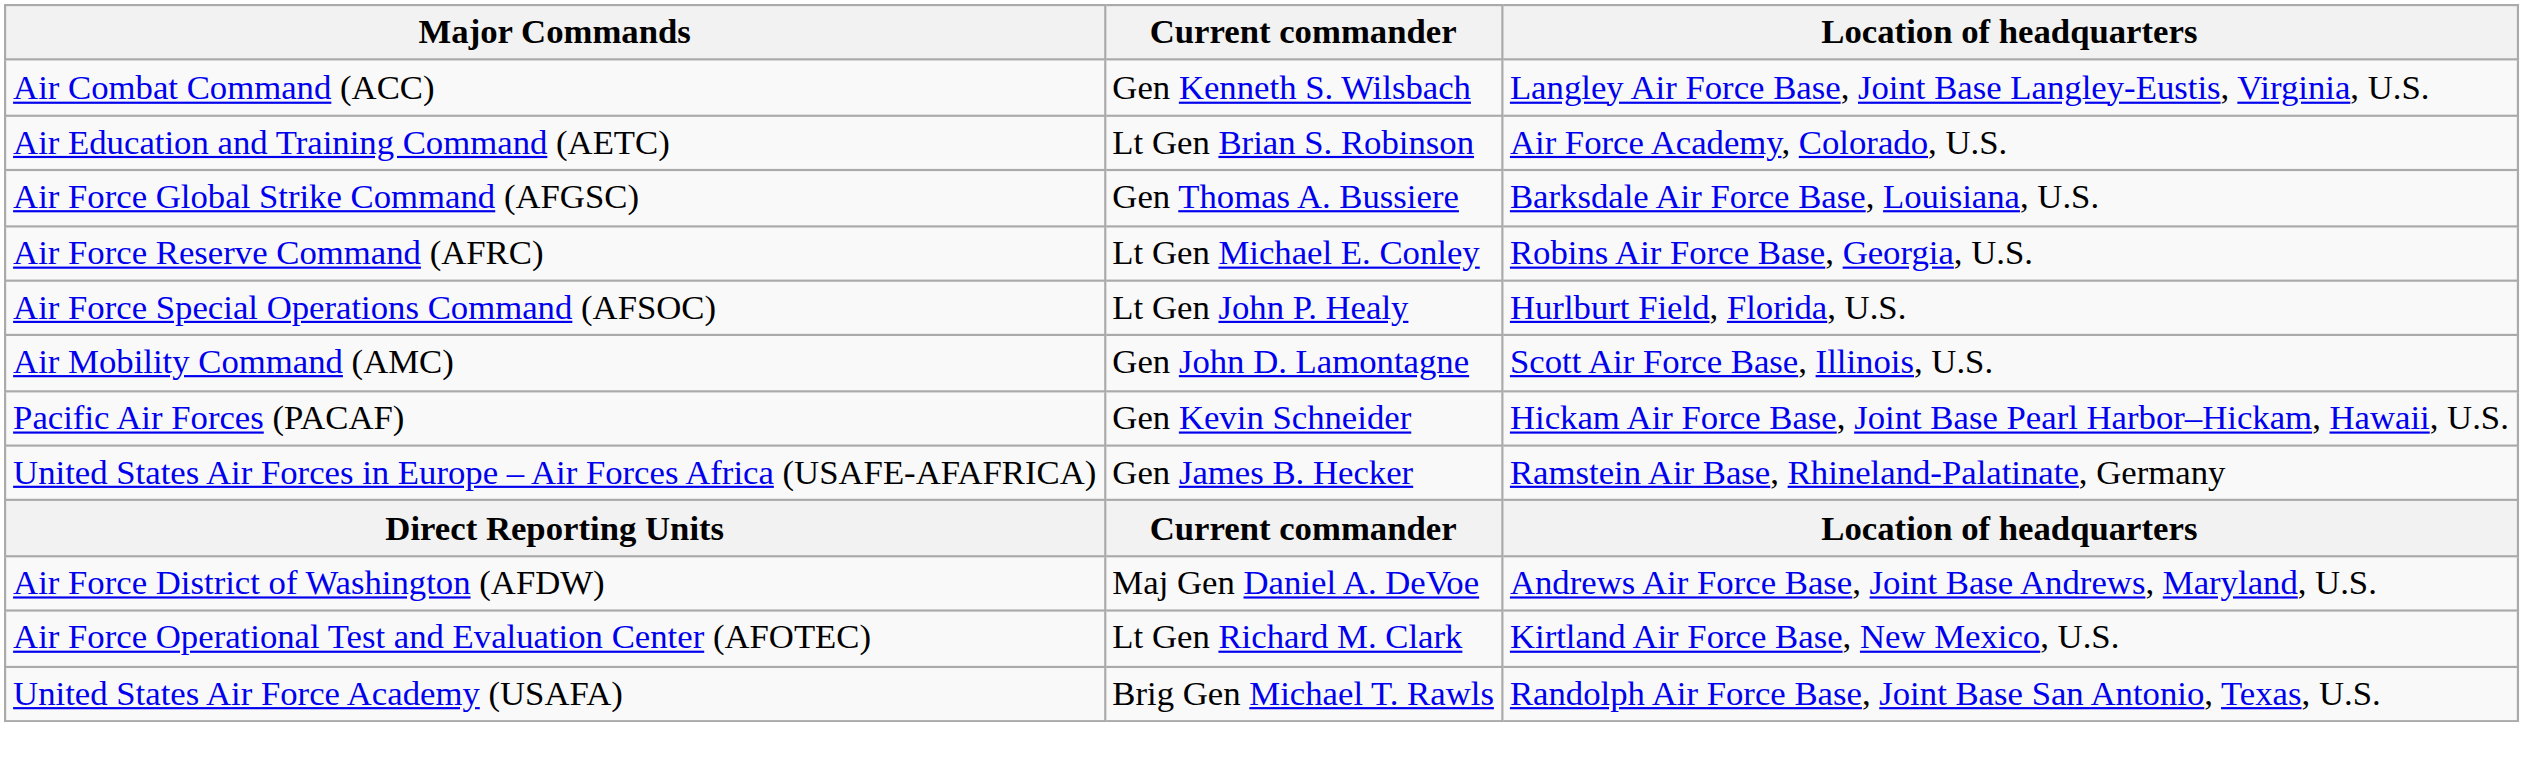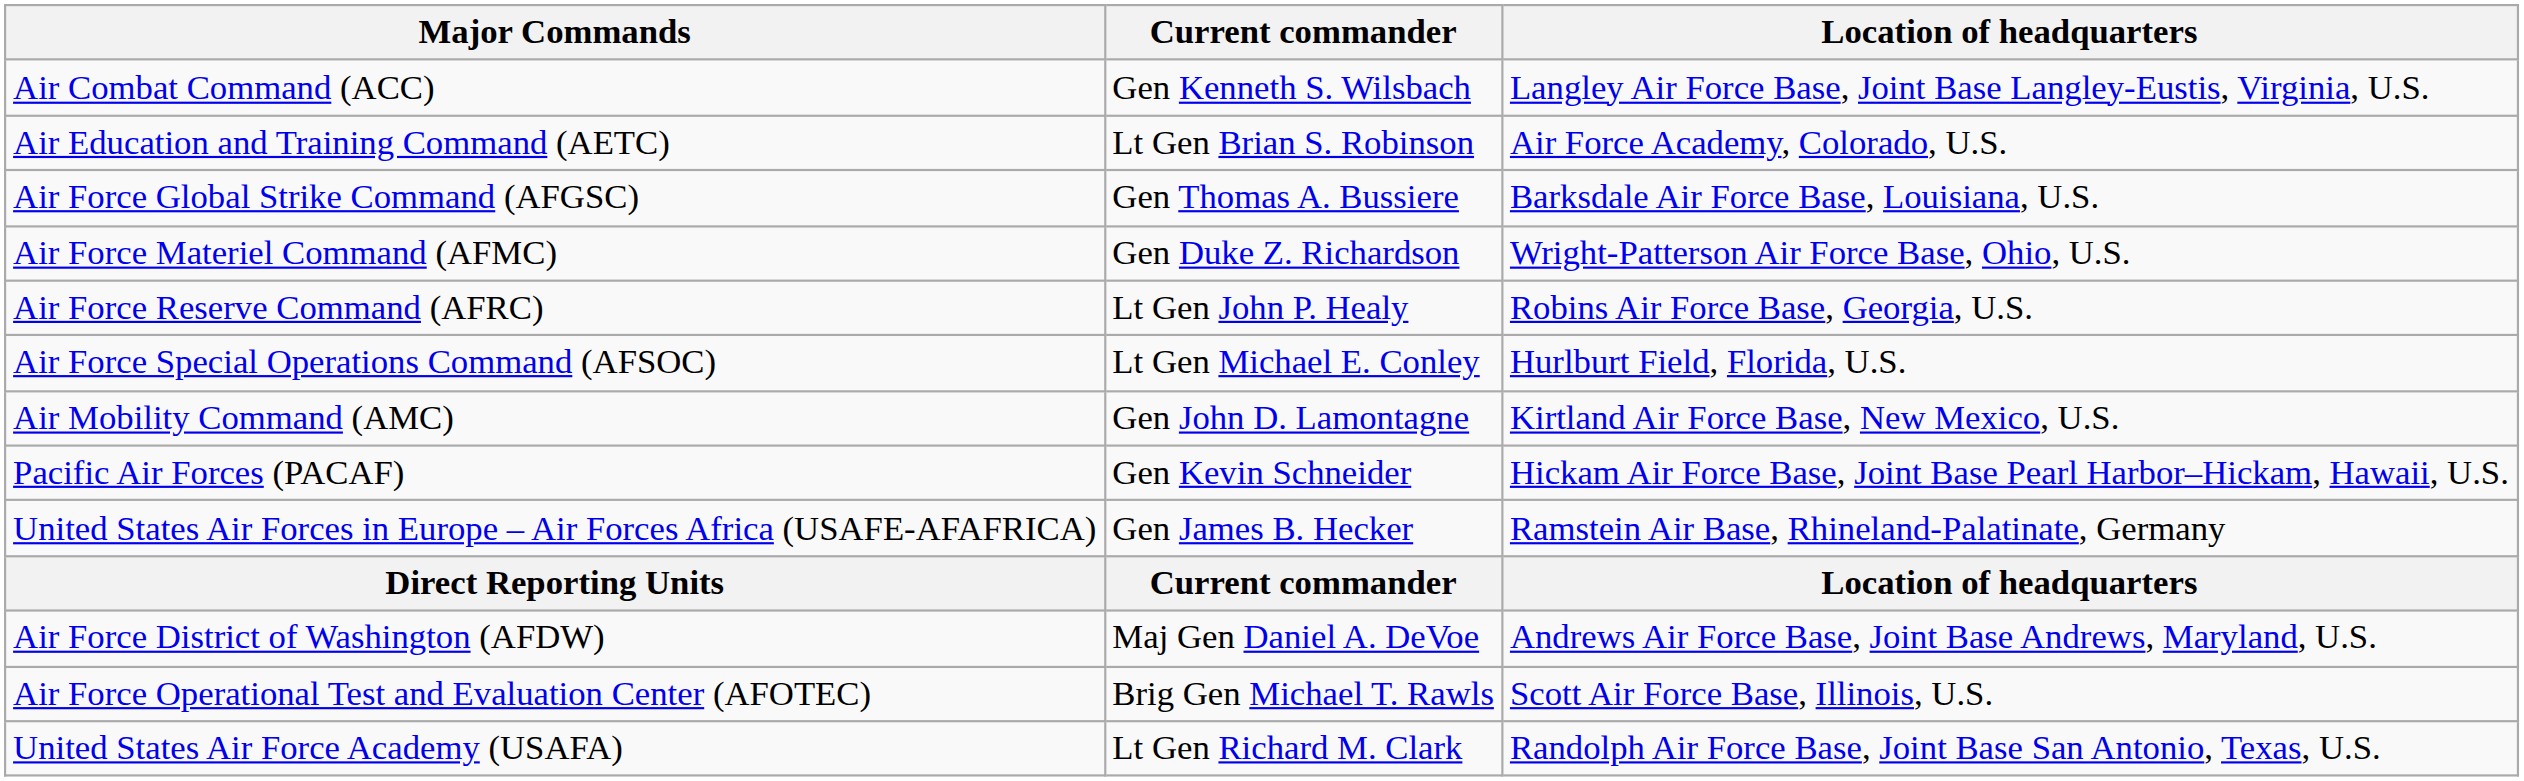+ row: (285, 252)
(1296, 252) Lt Gen Michael E. Conley -> (1260, 307) Lt Gen John P. Healy
(1260, 307) Lt Gen John P. Healy -> (1296, 362) Lt Gen Michael E. Conley
(1752, 362) Scott Air Force Base, Illinois, U.S. -> (1815, 417) Kirtland Air Force Base, New Mexico, U.S.
(1287, 637) Lt Gen Richard M. Clark -> (1303, 692) Brig Gen Michael T. Rawls
(1815, 637) Kirtland Air Force Base, New Mexico, U.S. -> (1752, 692) Scott Air Force Base, Illinois, U.S.
(1303, 692) Brig Gen Michael T. Rawls -> (1287, 747) Lt Gen Richard M. Clark
